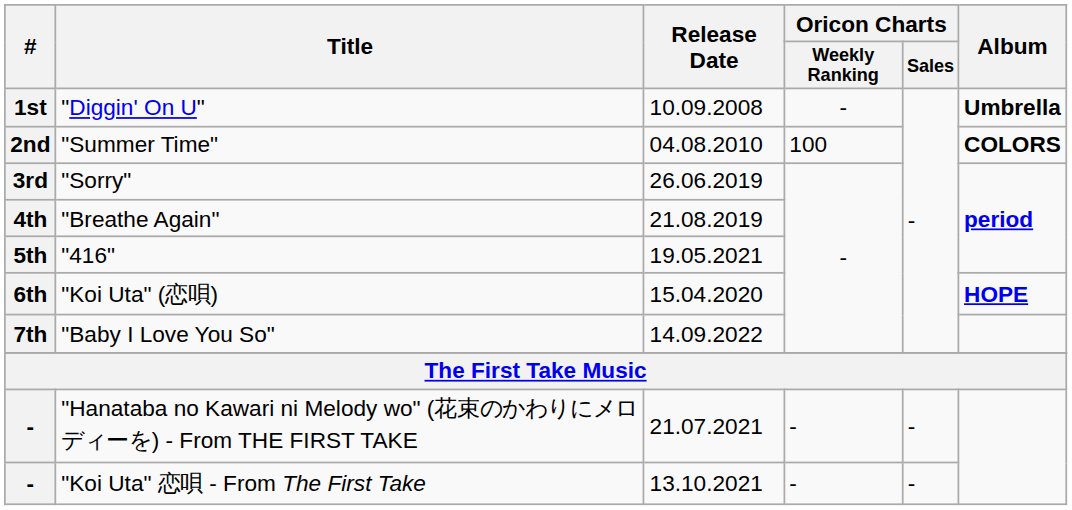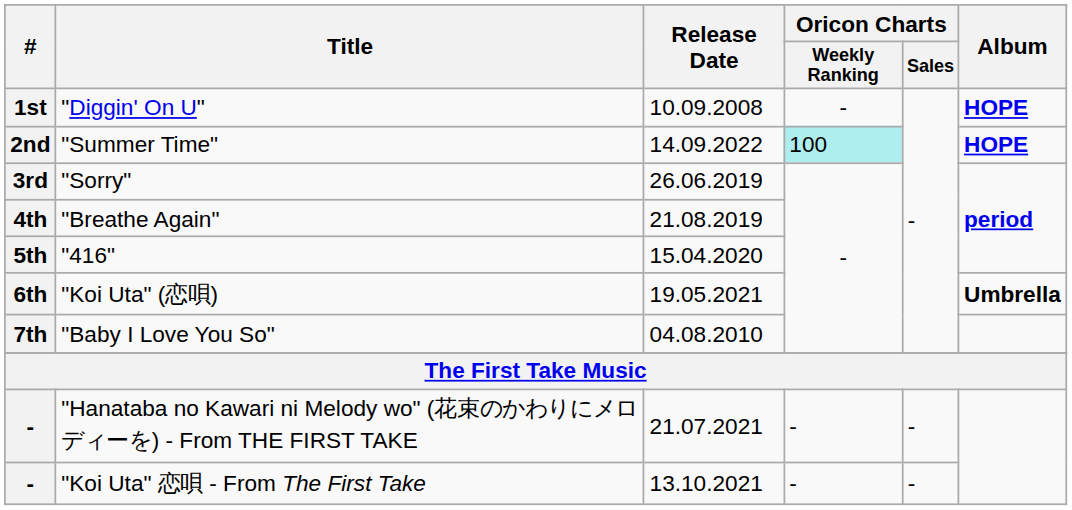(1012, 107) Umbrella -> (996, 107) HOPE
(706, 144) 04.08.2010 -> (706, 144) 14.09.2022
(808, 144) no background -> (808, 144) paleturquoise background
(1012, 144) COLORS -> (996, 144) HOPE
(706, 255) 19.05.2021 -> (706, 255) 15.04.2020
(706, 294) 15.04.2020 -> (706, 294) 19.05.2021
(996, 294) HOPE -> (1012, 294) Umbrella
(706, 334) 14.09.2022 -> (706, 334) 04.08.2010
